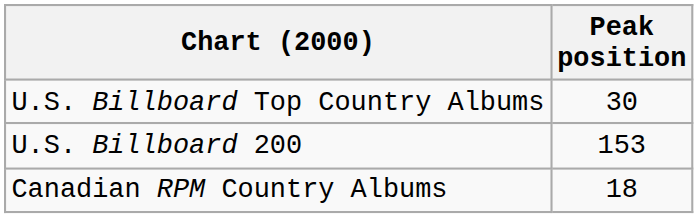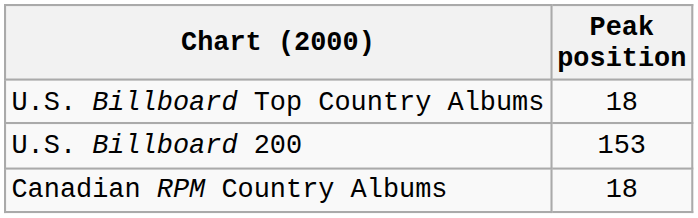(622, 102) 30 -> (622, 102) 18
